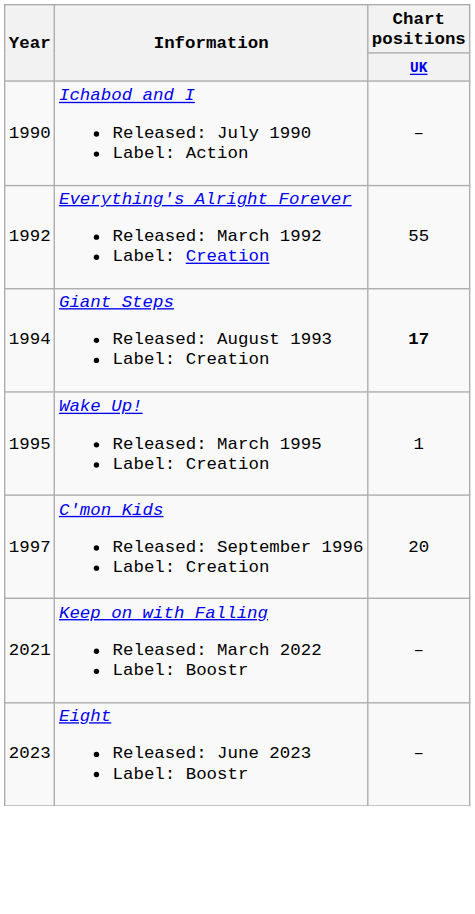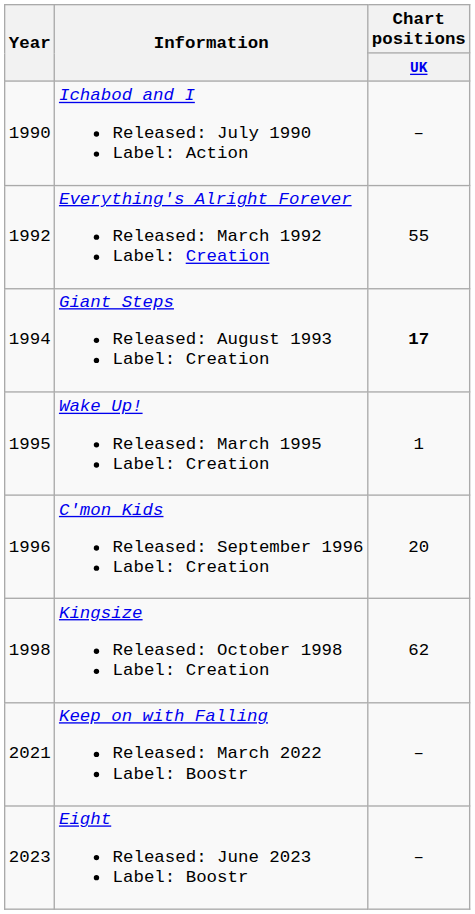(30, 547) 1997 -> (30, 547) 1996
+ row: (211, 642)
